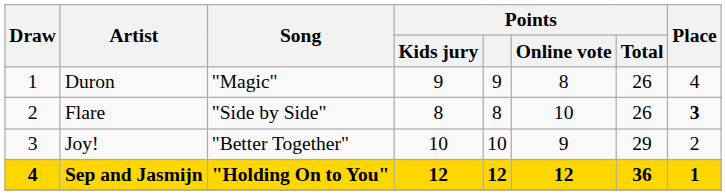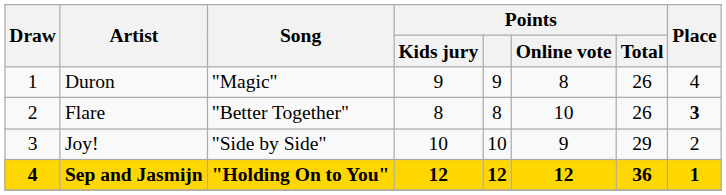(269, 112) "Side by Side" -> (280, 112) "Better Together"
(280, 143) "Better Together" -> (269, 143) "Side by Side"
